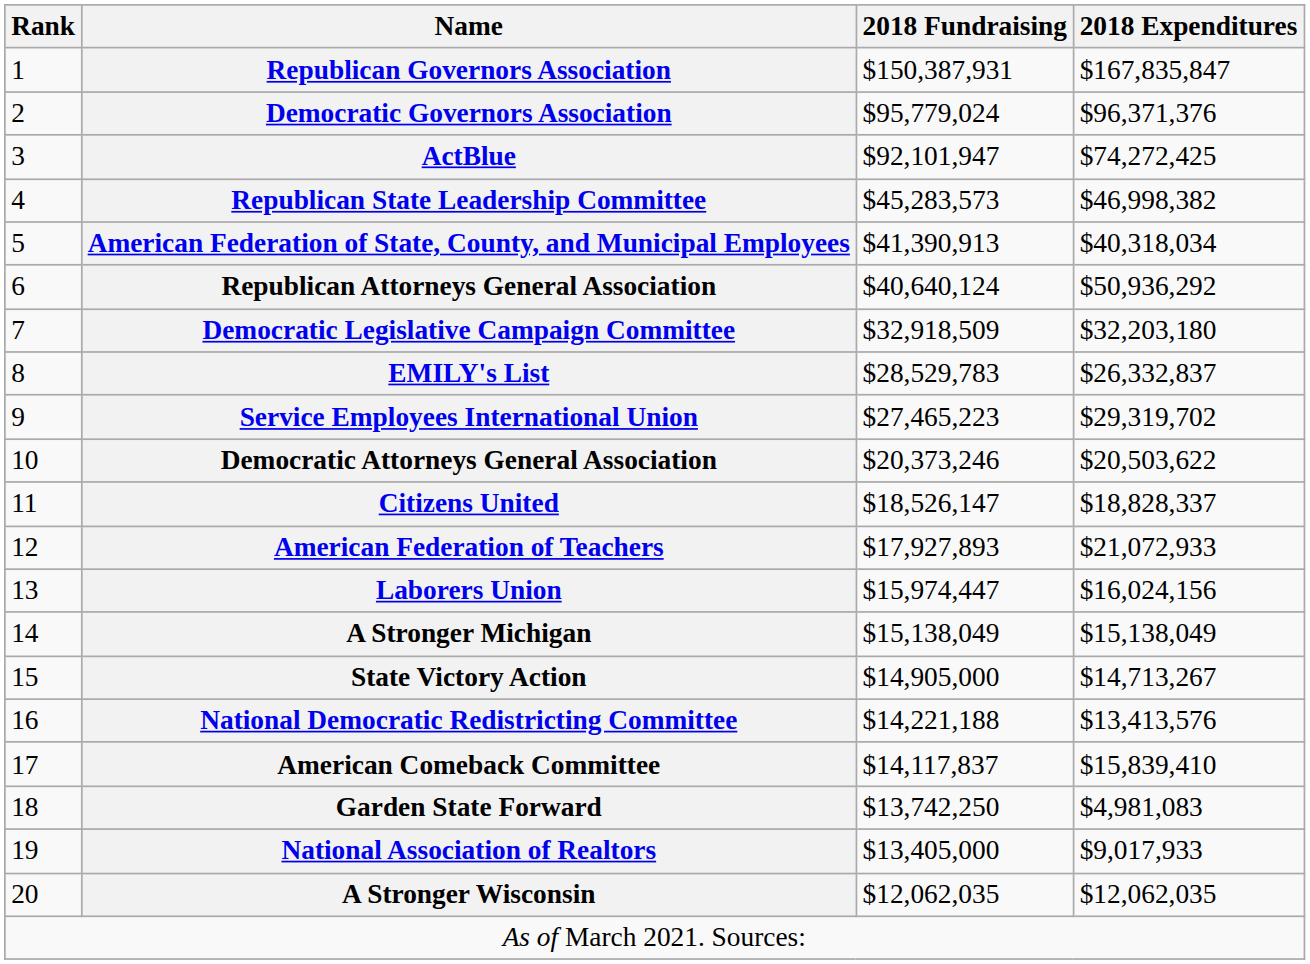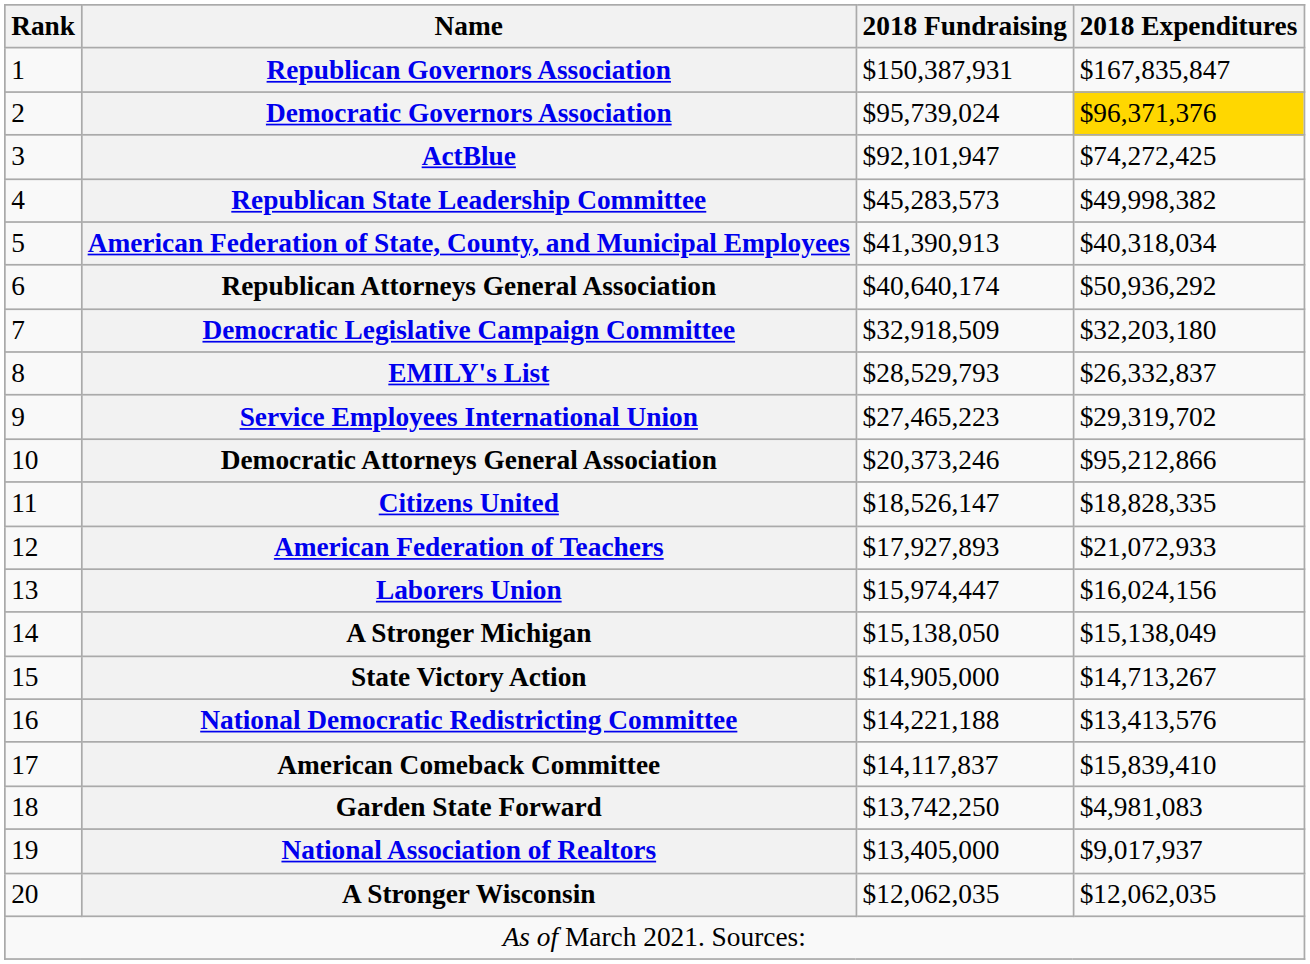(931, 112) $95,779,024 -> (931, 112) $95,739,024
(1148, 112) no background -> (1148, 112) gold background
(1148, 199) $46,998,382 -> (1148, 199) $49,998,382
(931, 286) $40,640,124 -> (931, 286) $40,640,174
(931, 373) $28,529,783 -> (931, 373) $28,529,793
(1148, 460) $20,503,622 -> (1148, 460) $95,212,866
(1148, 503) $18,828,337 -> (1148, 503) $18,828,335
(931, 633) $15,138,049 -> (931, 633) $15,138,050
(1141, 850) $9,017,933 -> (1141, 850) $9,017,937
